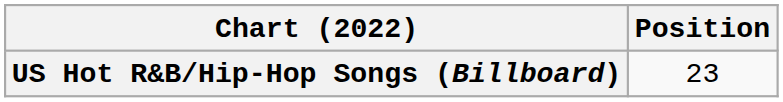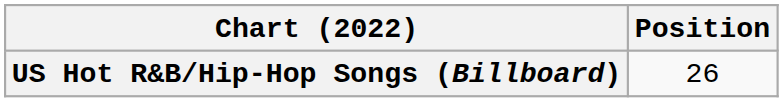(702, 74) 23 -> (702, 74) 26
